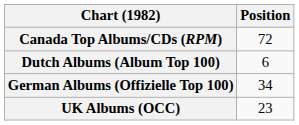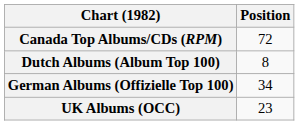(265, 62) 6 -> (265, 62) 8
